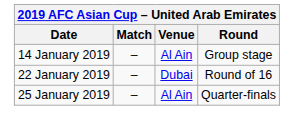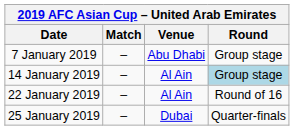+ row: (54, 55)
(239, 55) no background -> (248, 75) lightblue background
(176, 75) Dubai -> (176, 95) Al Ain
(176, 95) Al Ain -> (176, 115) Dubai
